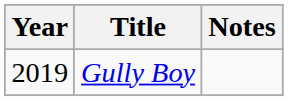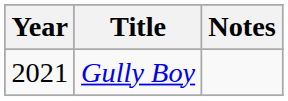(40, 71) 2019 -> (40, 71) 2021
